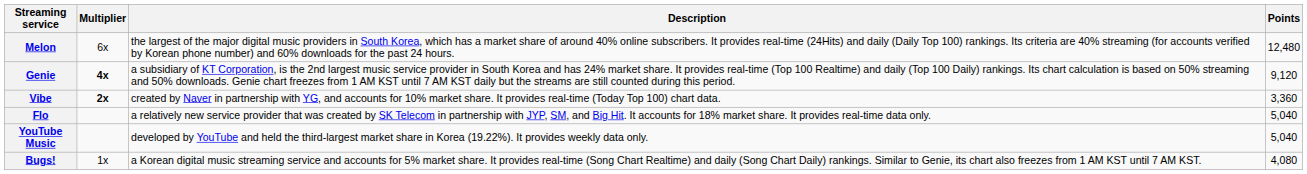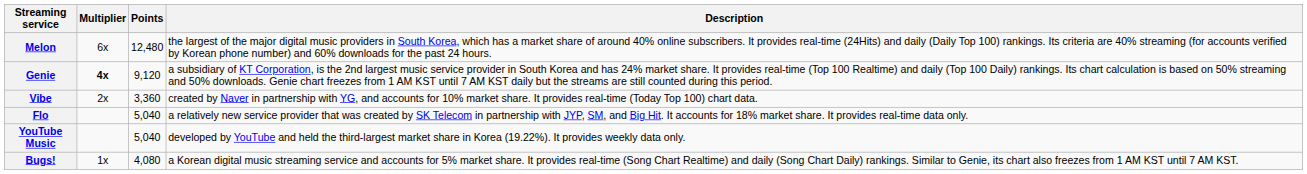columns swapped: (1284, 18) <-> (697, 18)
(103, 98) bold -> (103, 98) normal
